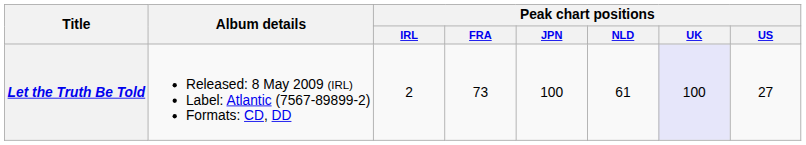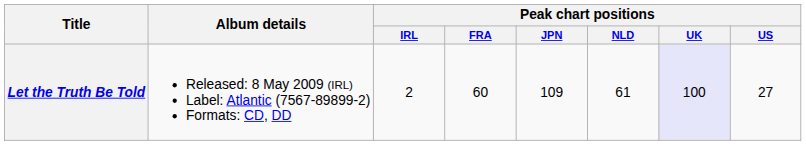(480, 92) 73 -> (480, 92) 60
(552, 92) 100 -> (552, 92) 109
